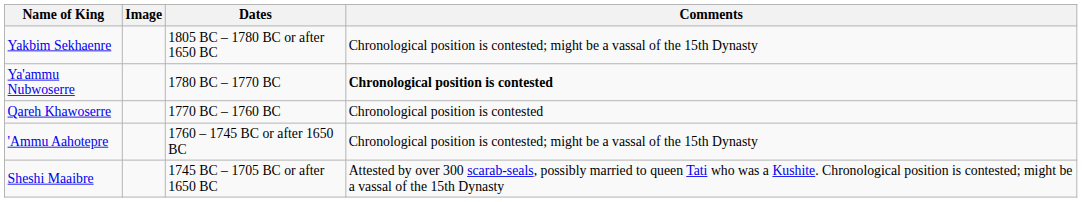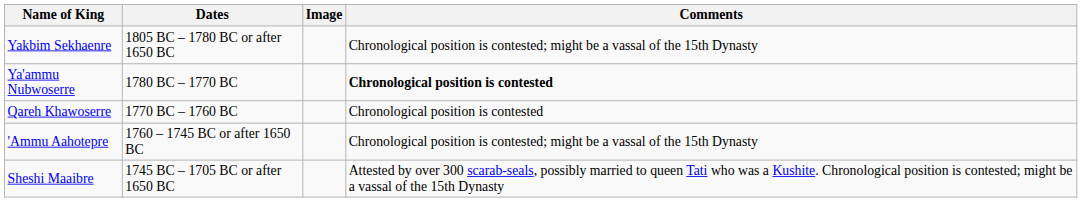columns swapped: (144, 15) <-> (255, 15)
